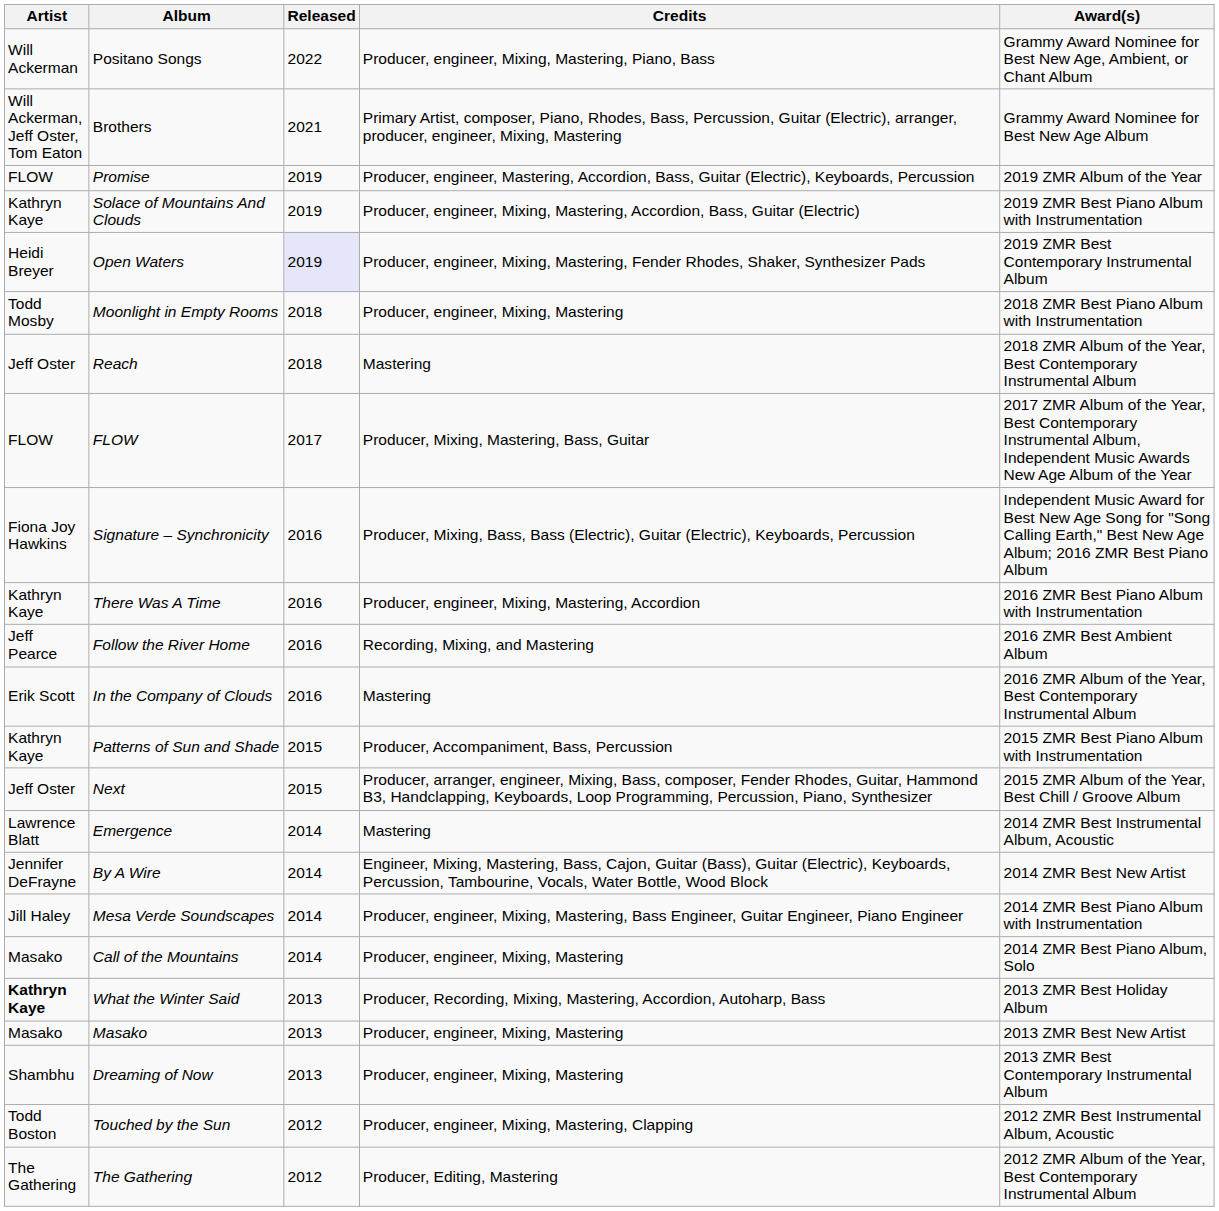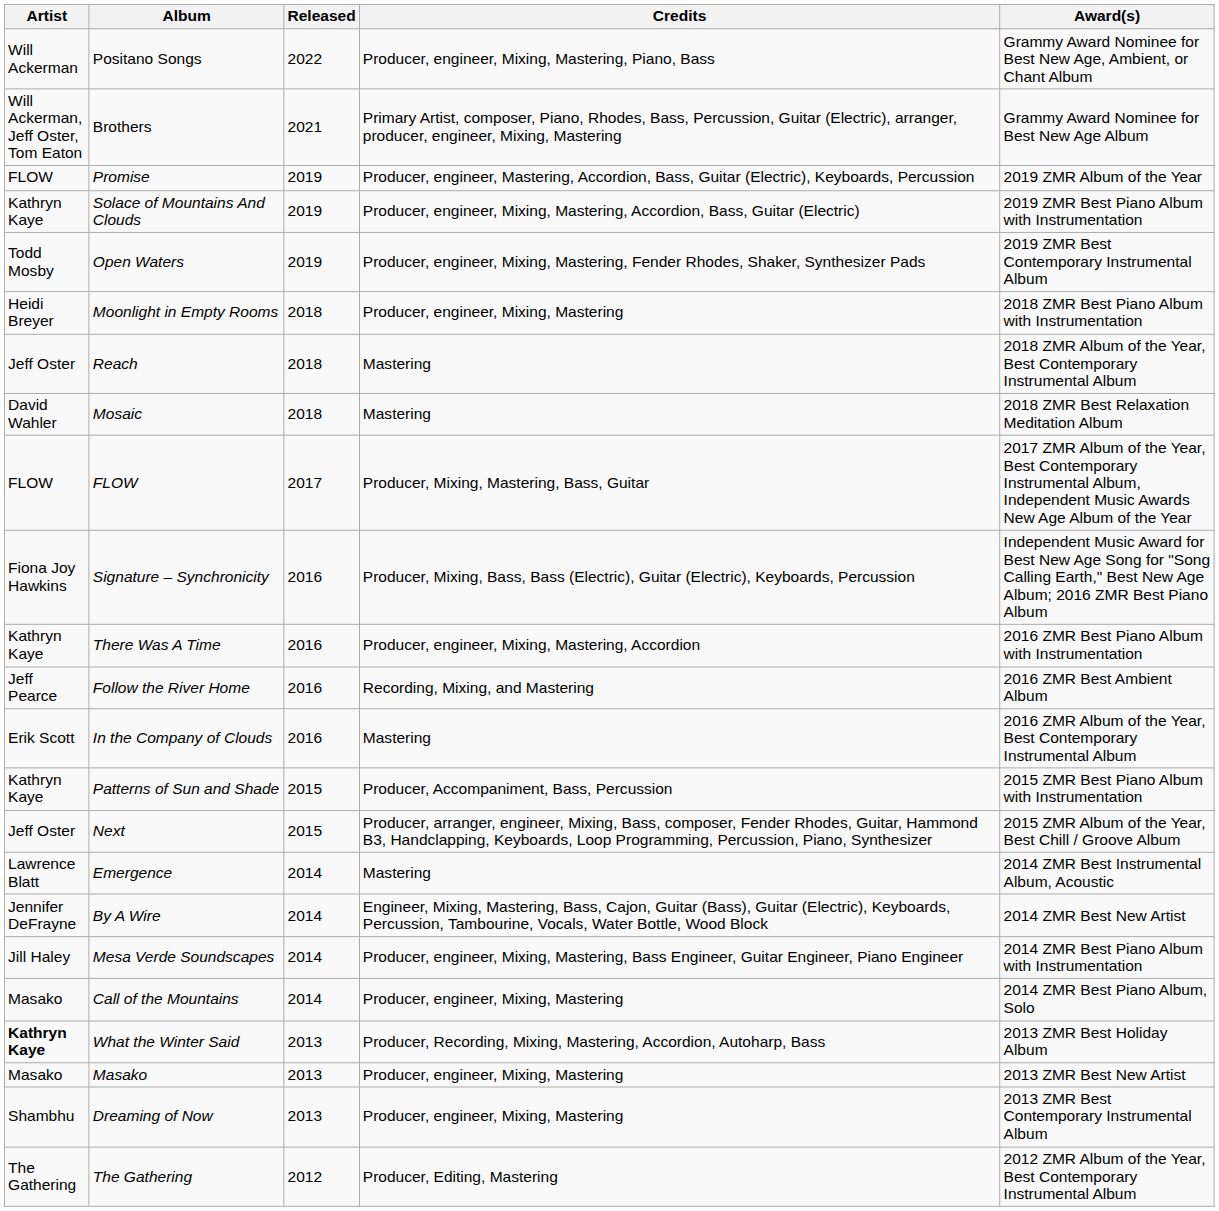(31, 262) Heidi Breyer -> (31, 262) Todd Mosby
(305, 262) lavender background -> (305, 262) no background
(31, 312) Todd Mosby -> (31, 312) Heidi Breyer
+ row: (117, 414)
- row: (162, 1125)
